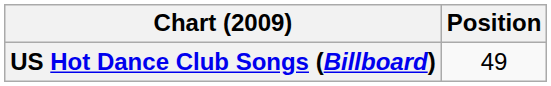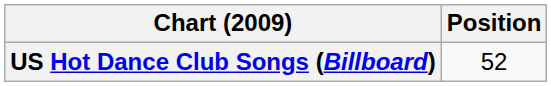(494, 61) 49 -> (494, 61) 52
